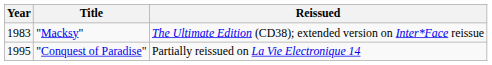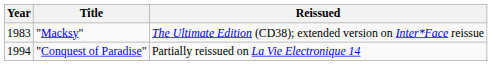(19, 51) 1995 -> (19, 51) 1994
